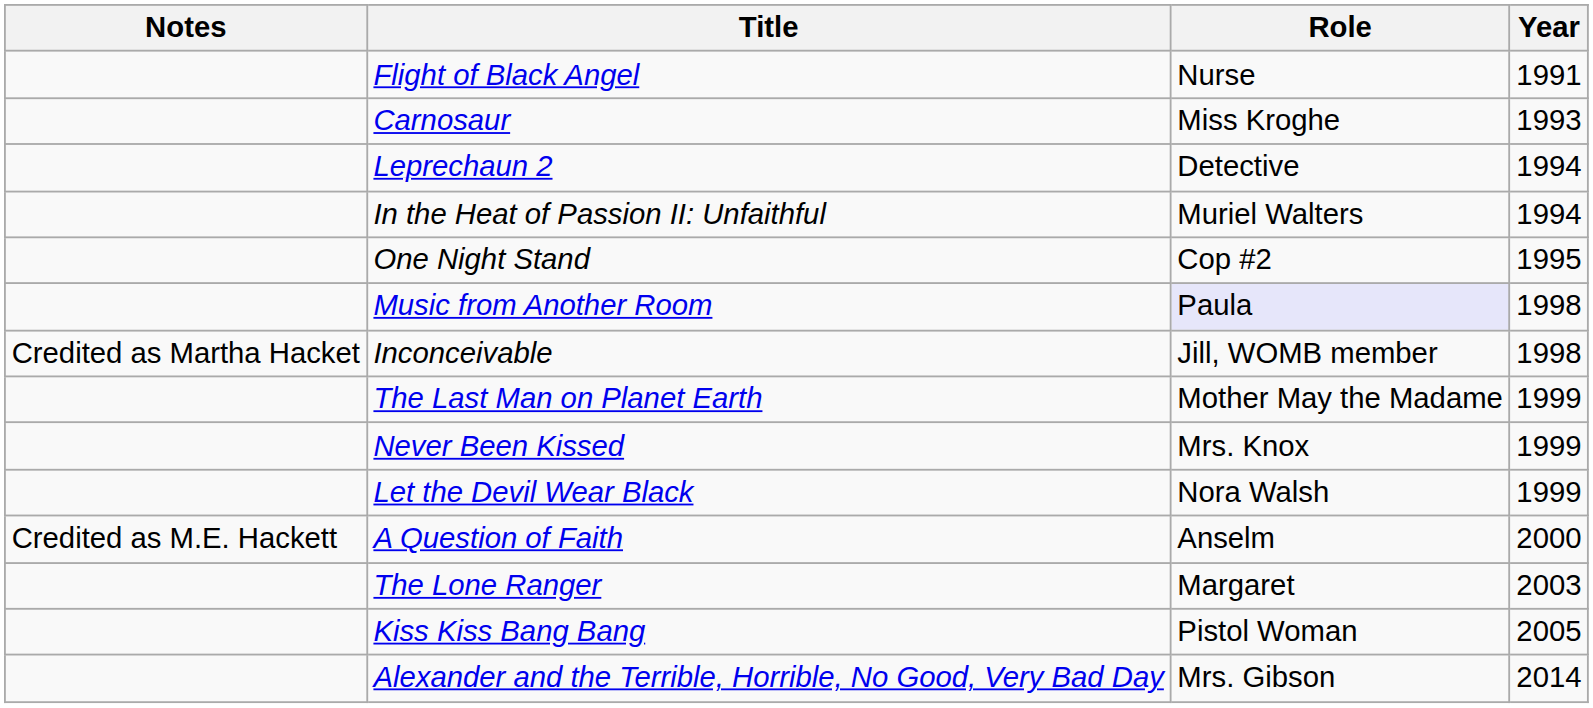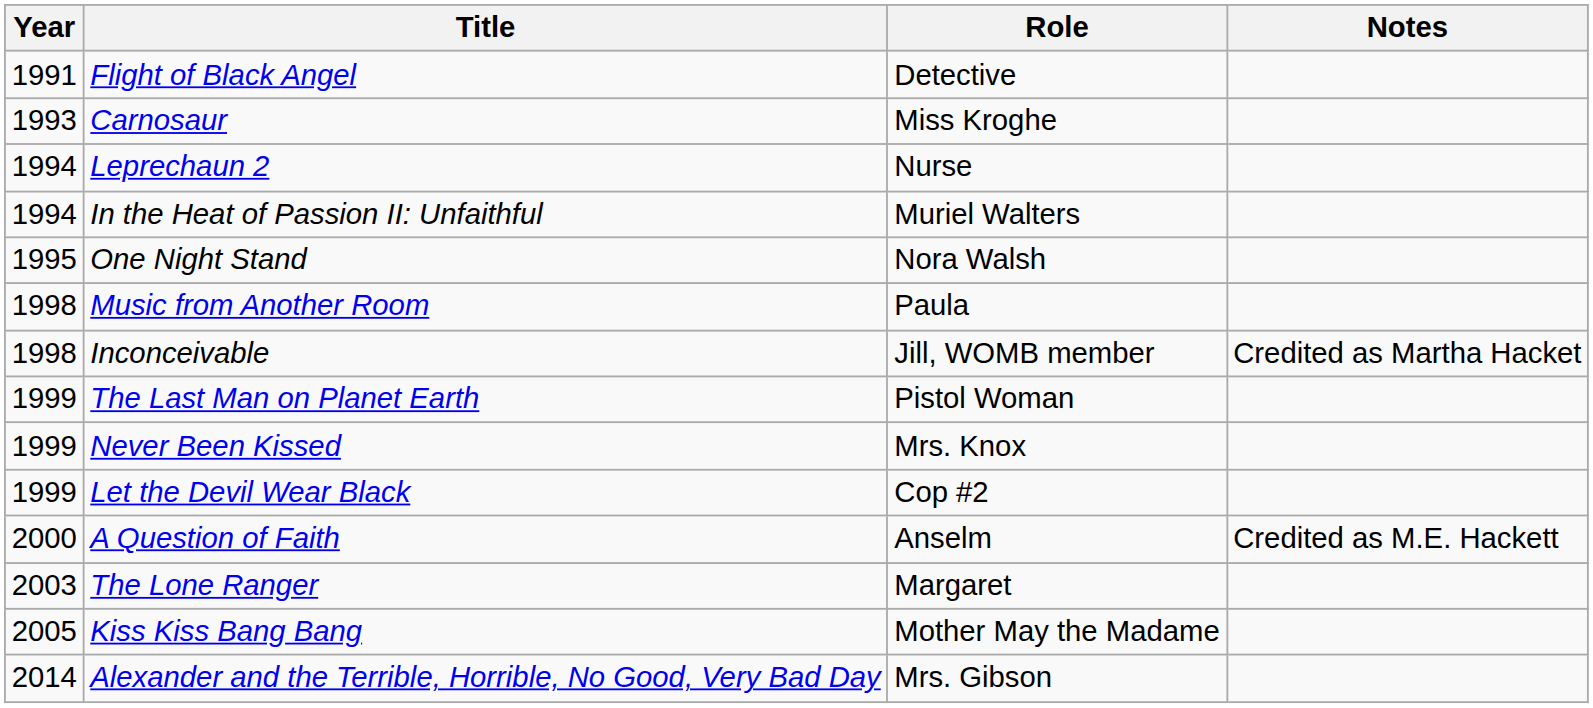columns swapped: (1549, 27) <-> (186, 27)
(1216, 74) Nurse -> (955, 74) Detective
(1238, 167) Detective -> (933, 167) Nurse
(1225, 259) Cop #2 -> (970, 259) Nora Walsh
(1215, 306) lavender background -> (932, 306) no background
(1340, 399) Mother May the Madame -> (984, 399) Pistol Woman
(1253, 492) Nora Walsh -> (941, 492) Cop #2
(1267, 631) Pistol Woman -> (1057, 631) Mother May the Madame
